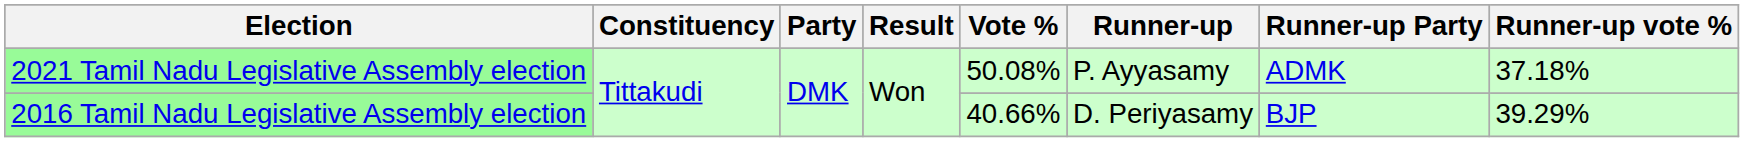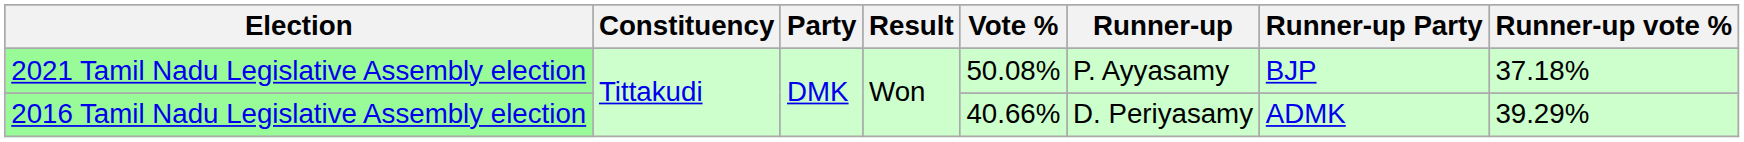(1306, 70) ADMK -> (1291, 70) BJP
(1291, 114) BJP -> (1306, 114) ADMK
